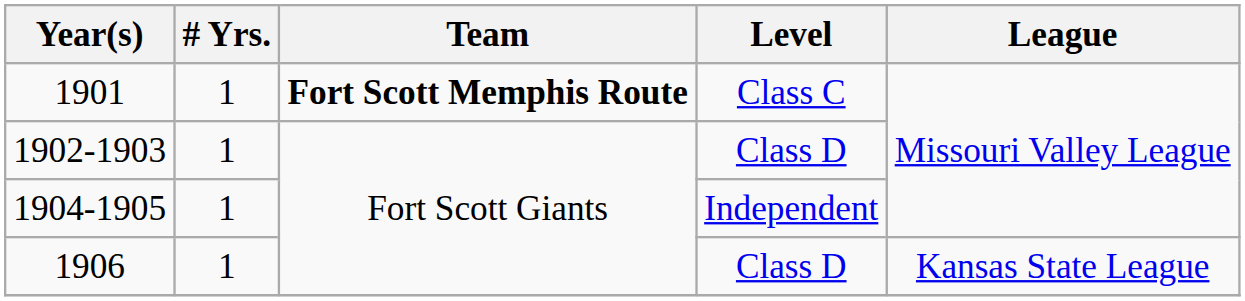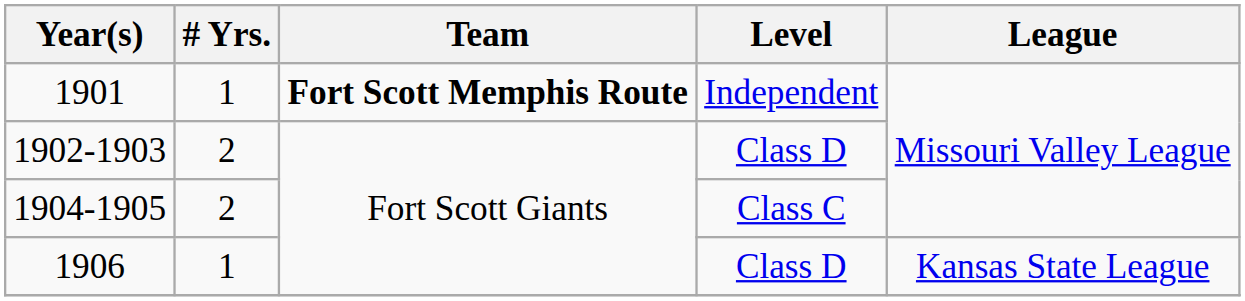(791, 91) Class C -> (791, 91) Independent
(227, 150) 1 -> (227, 150) 2
(227, 208) 1 -> (227, 208) 2
(791, 208) Independent -> (791, 208) Class C
